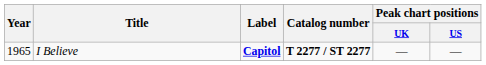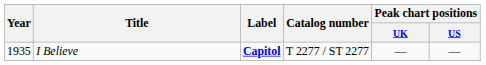(19, 51) 1965 -> (19, 51) 1935
(328, 51) bold -> (327, 51) normal
